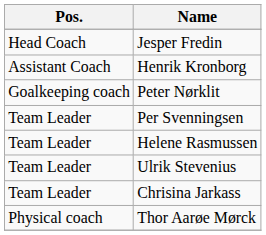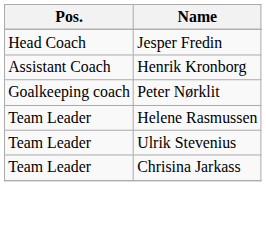- row: (190, 117)
- row: (197, 218)
